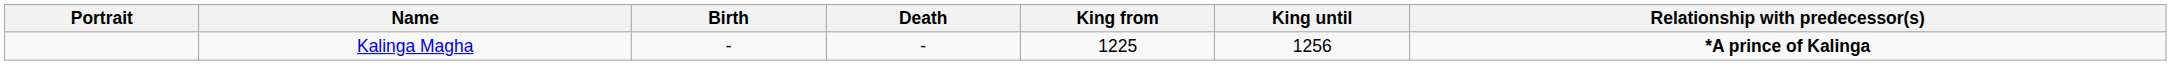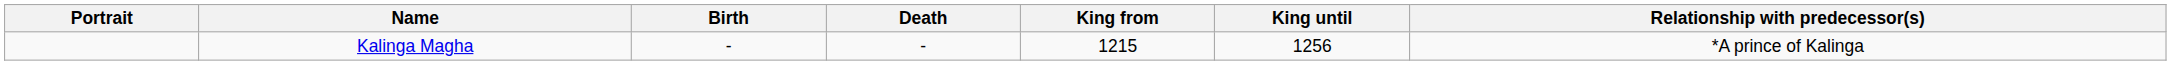(1118, 45) 1225 -> (1118, 45) 1215
(1788, 45) bold -> (1788, 45) normal
